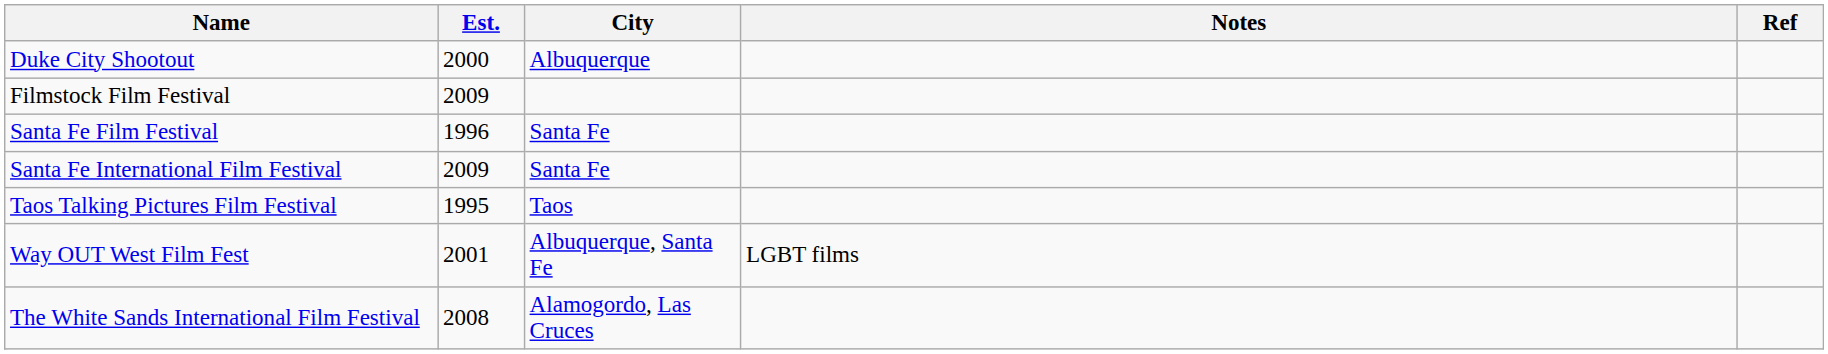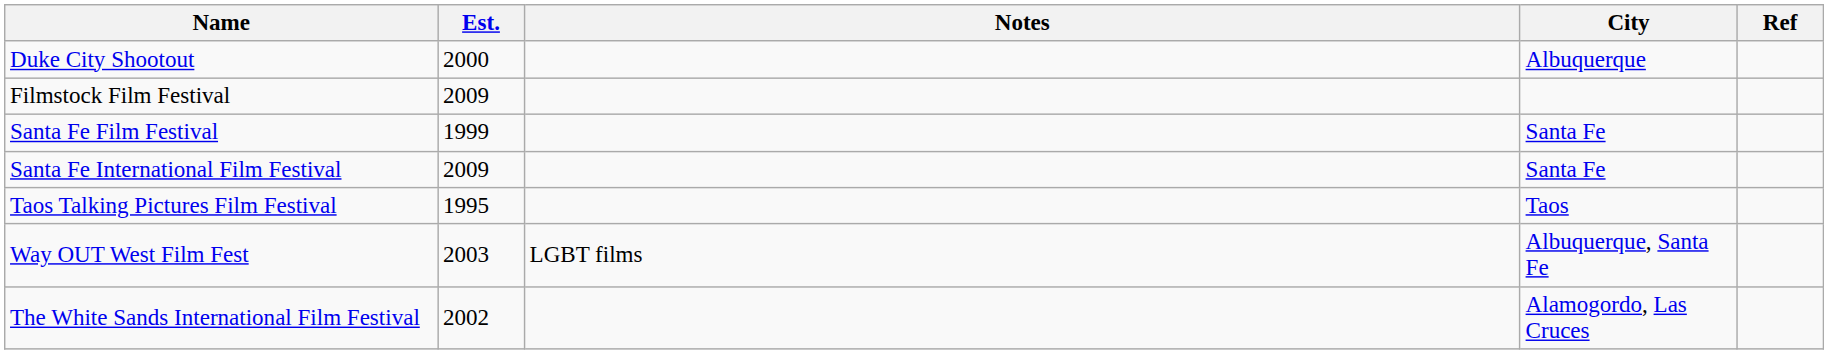columns swapped: (633, 22) <-> (1239, 22)
(466, 132) 1996 -> (466, 132) 1999
(466, 254) 2001 -> (466, 254) 2003
(466, 317) 2008 -> (466, 317) 2002
